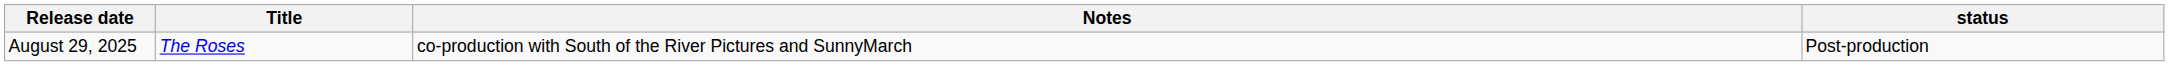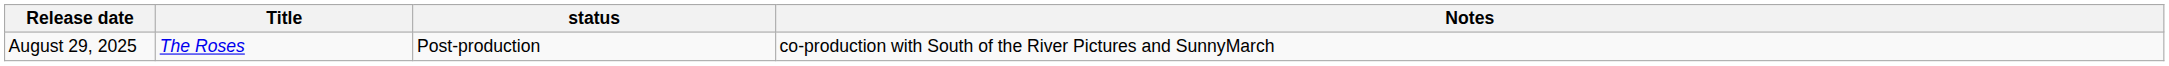columns swapped: (1107, 18) <-> (1983, 18)
